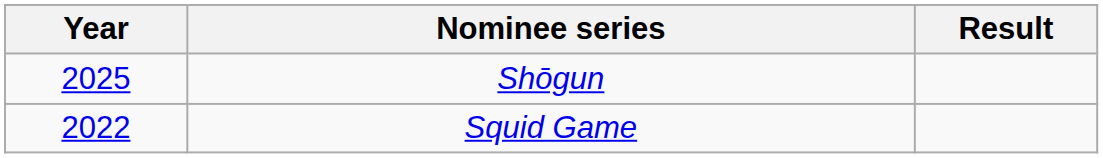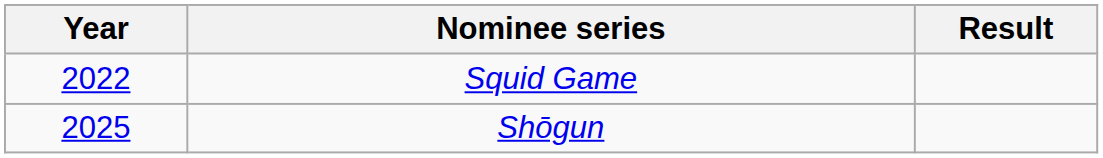rows swapped: (551, 127) <-> (551, 78)
